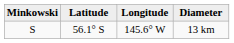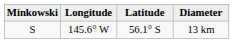columns swapped: (89, 13) <-> (145, 13)
